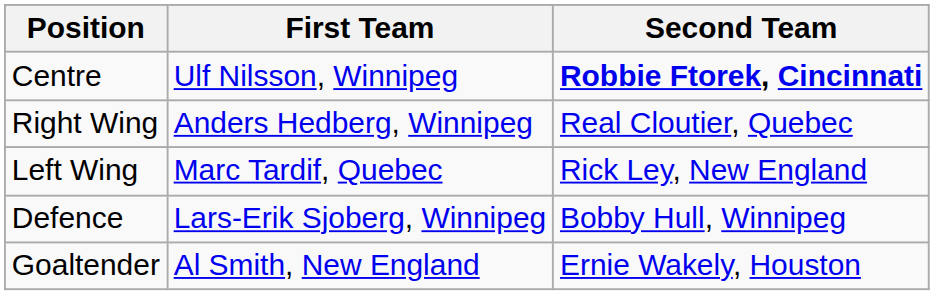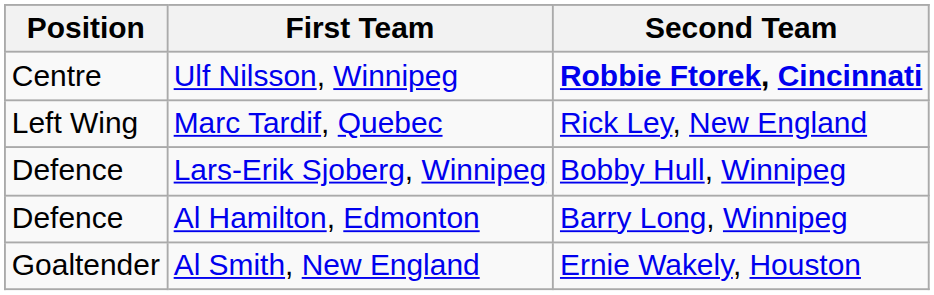- row: (353, 123)
+ row: (327, 218)
